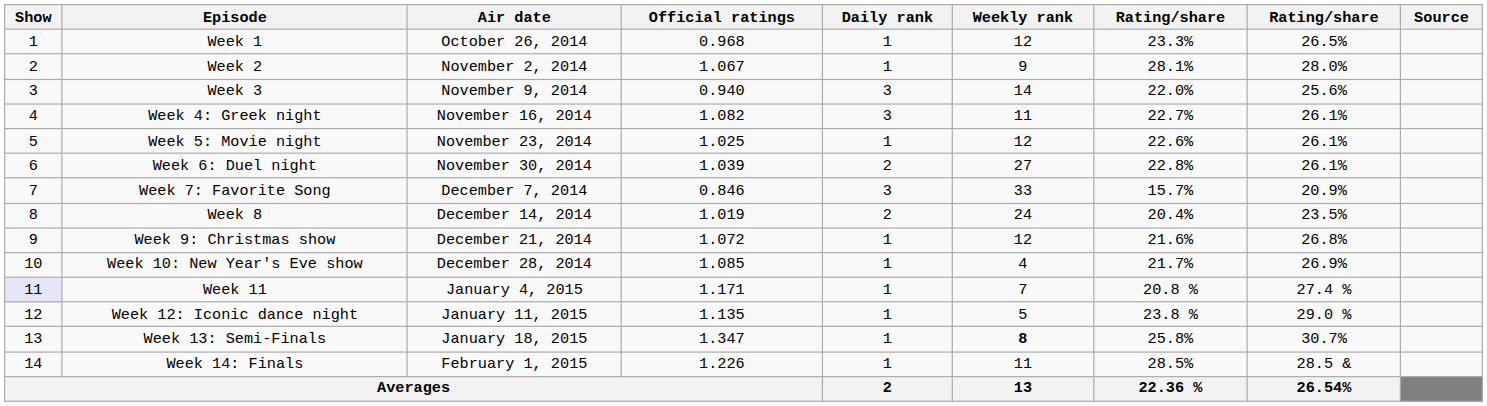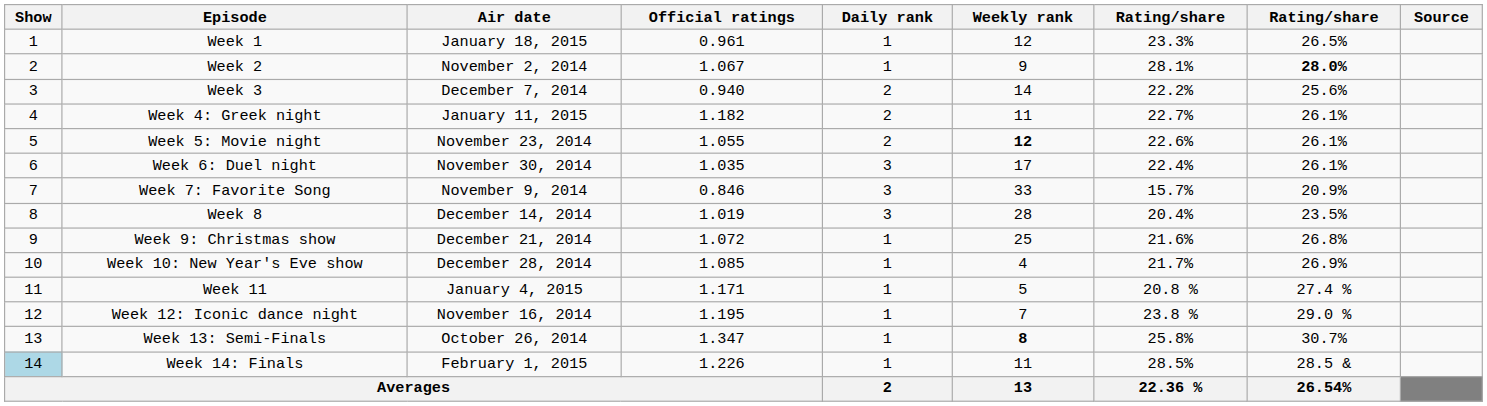(514, 42) October 26, 2014 -> (514, 42) January 18, 2015
(722, 42) 0.968 -> (722, 42) 0.961
(1324, 67) normal -> (1324, 67) bold
(514, 91) November 9, 2014 -> (514, 91) December 7, 2014
(887, 91) 3 -> (887, 91) 2
(1170, 91) 22.0% -> (1170, 91) 22.2%
(514, 116) November 16, 2014 -> (514, 116) January 11, 2015
(722, 116) 1.082 -> (722, 116) 1.182
(887, 116) 3 -> (887, 116) 2
(722, 141) 1.025 -> (722, 141) 1.055
(887, 141) 1 -> (887, 141) 2
(1023, 141) normal -> (1023, 141) bold
(722, 166) 1.039 -> (722, 166) 1.035
(887, 166) 2 -> (887, 166) 3
(1023, 166) 27 -> (1023, 166) 17
(1170, 166) 22.8% -> (1170, 166) 22.4%
(514, 191) December 7, 2014 -> (514, 191) November 9, 2014
(887, 215) 2 -> (887, 215) 3
(1023, 215) 24 -> (1023, 215) 28
(1023, 240) 12 -> (1023, 240) 25
(33, 290) lavender background -> (33, 290) no background
(1023, 290) 7 -> (1023, 290) 5
(514, 314) January 11, 2015 -> (514, 314) November 16, 2014
(722, 314) 1.135 -> (722, 314) 1.195
(1023, 314) 5 -> (1023, 314) 7
(514, 339) January 18, 2015 -> (514, 339) October 26, 2014
(33, 364) no background -> (33, 364) lightblue background
